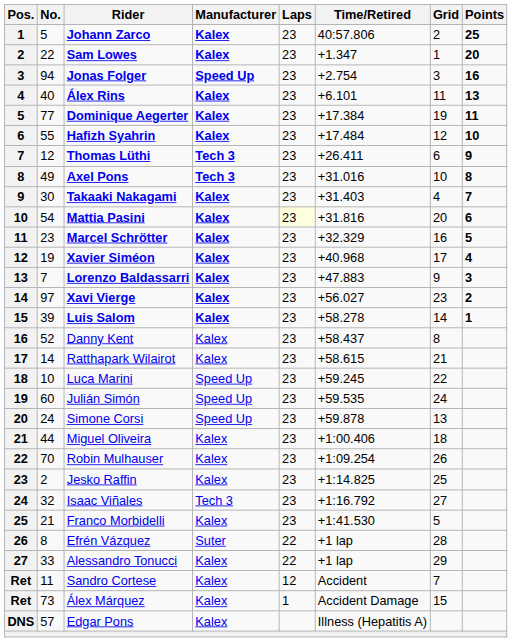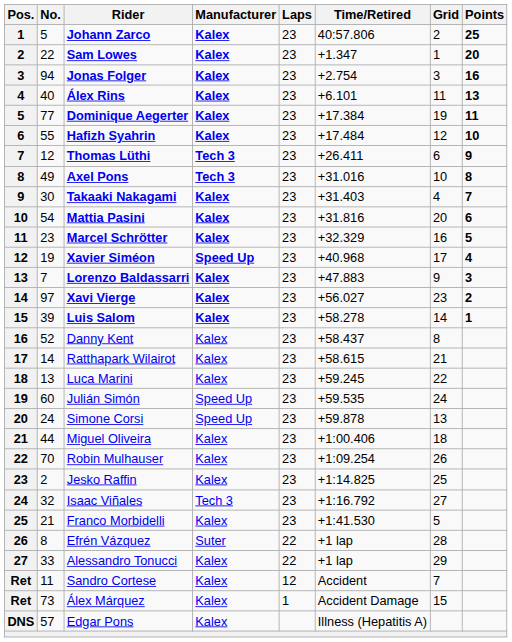(225, 75) Speed Up -> (212, 75) Kalex
(289, 217) lightyellow background -> (289, 217) no background
(212, 257) Kalex -> (225, 257) Speed Up
(47, 379) 10 -> (47, 379) 13
(224, 379) Speed Up -> (211, 379) Kalex
